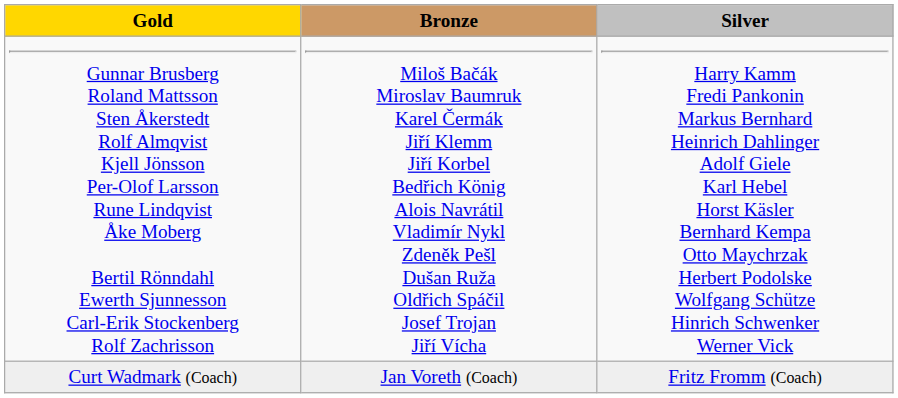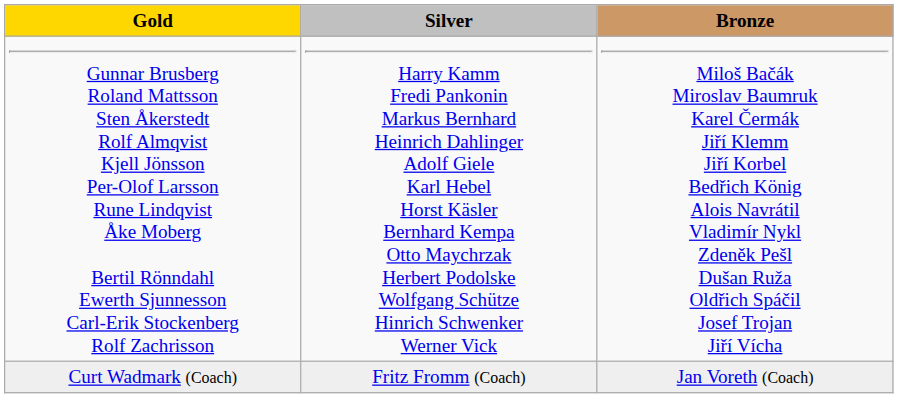columns swapped: (745, 20) <-> (449, 20)
